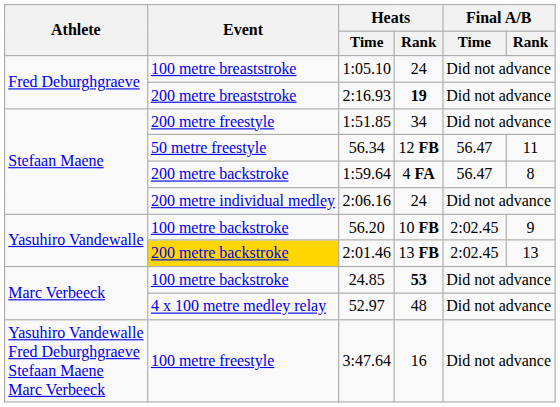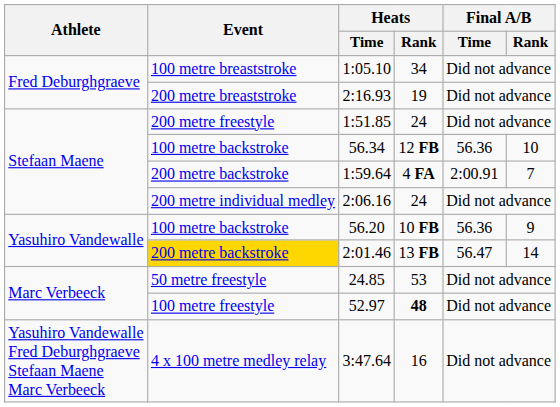(419, 69) 24 -> (419, 69) 34
(419, 95) bold -> (419, 95) normal
(419, 122) 34 -> (419, 122) 24
(209, 148) 50 metre freestyle -> (220, 148) 100 metre backstroke
(474, 148) 56.47 -> (474, 148) 56.36
(530, 148) 11 -> (530, 148) 10
(474, 174) 56.47 -> (474, 174) 2:00.91
(530, 174) 8 -> (530, 174) 7
(474, 227) 2:02.45 -> (474, 227) 56.36
(474, 253) 2:02.45 -> (474, 253) 56.47
(530, 253) 13 -> (530, 253) 14
(220, 280) 100 metre backstroke -> (209, 280) 50 metre freestyle
(419, 280) bold -> (419, 280) normal
(239, 306) 4 x 100 metre medley relay -> (213, 306) 100 metre freestyle
(419, 306) normal -> (419, 306) bold
(213, 361) 100 metre freestyle -> (239, 361) 4 x 100 metre medley relay
